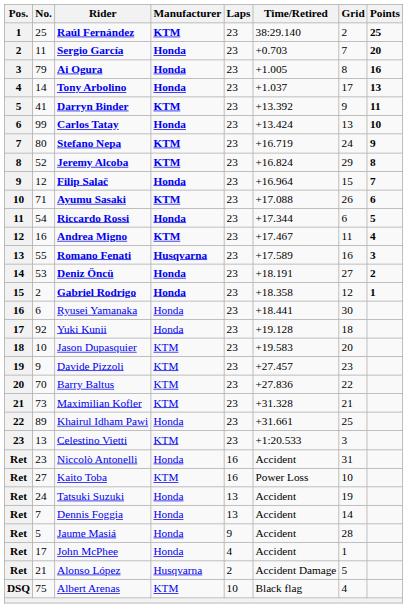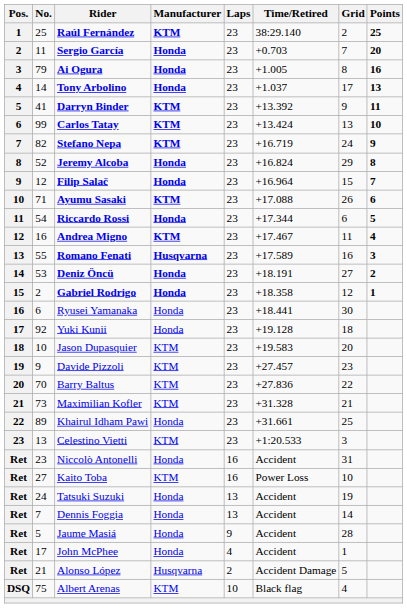(170, 125) Honda -> (167, 125) KTM
(41, 143) 80 -> (41, 143) 82
(167, 162) KTM -> (170, 162) Honda
